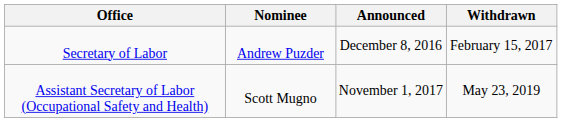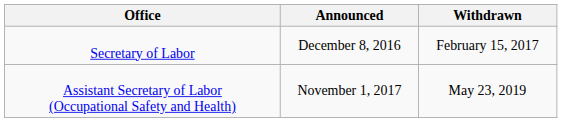- column: (280, 15)
